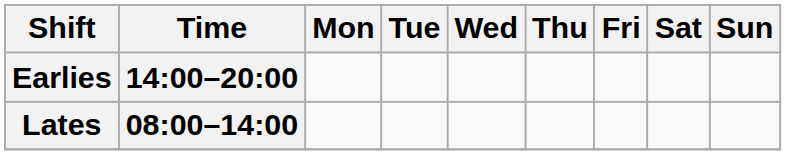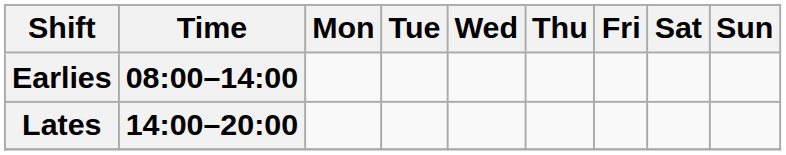(212, 76) 14:00–20:00 -> (212, 76) 08:00–14:00
(212, 125) 08:00–14:00 -> (212, 125) 14:00–20:00
